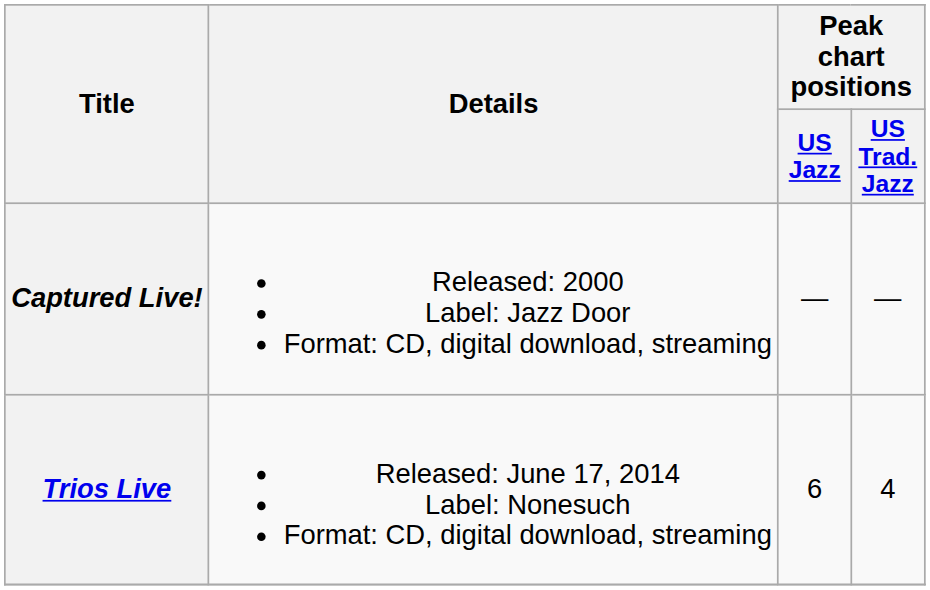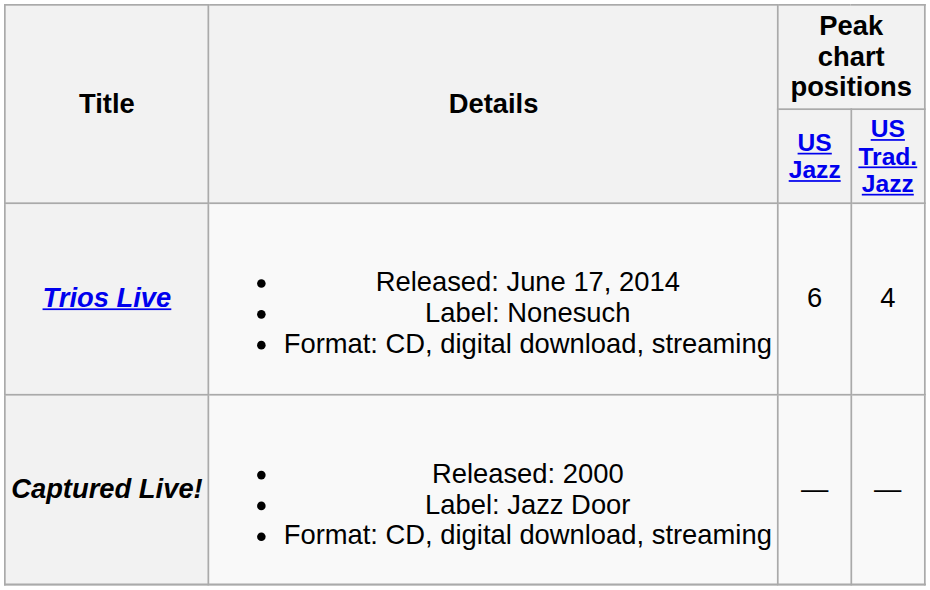rows swapped: (107, 298) <-> (107, 488)
